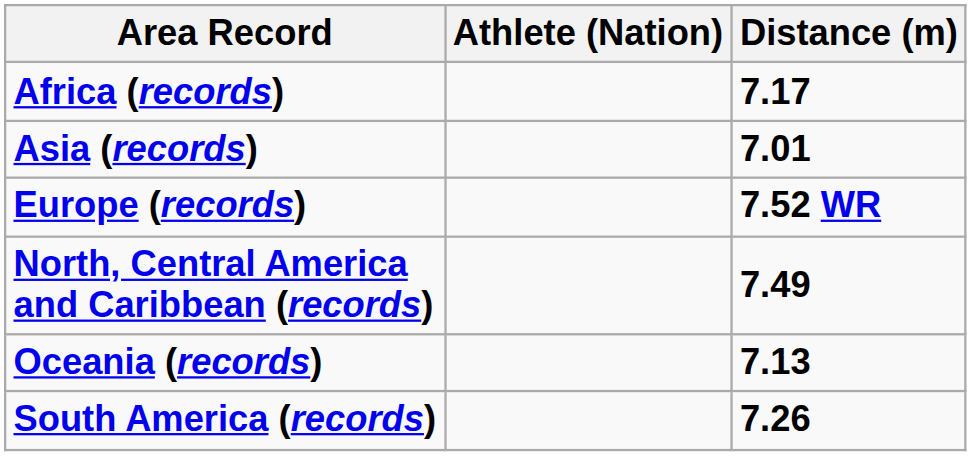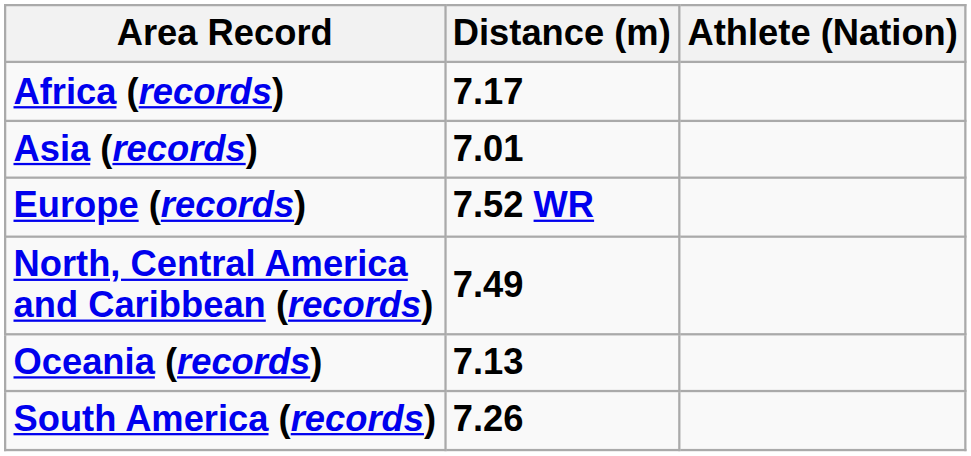columns swapped: (588, 33) <-> (849, 33)
